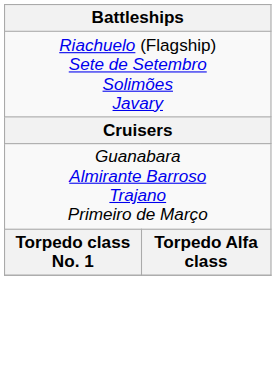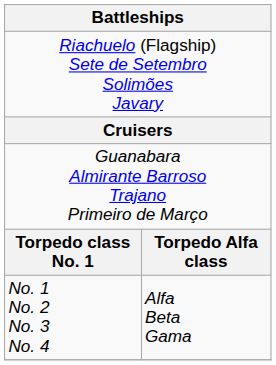+ row: (29, 317)
